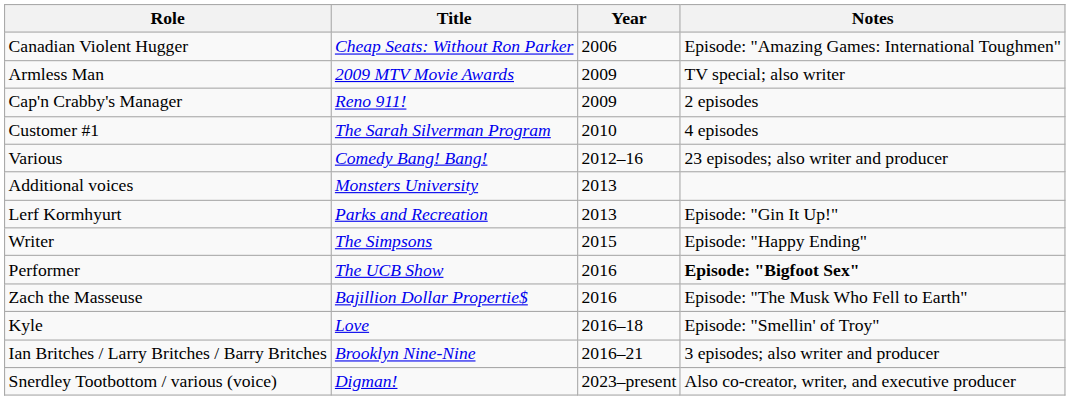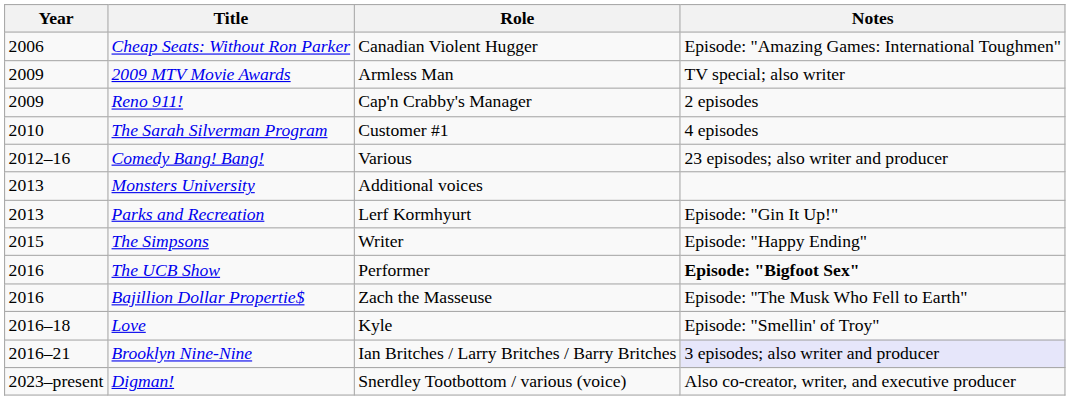columns swapped: (629, 18) <-> (168, 18)
(812, 353) no background -> (812, 353) lavender background
